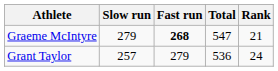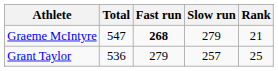columns swapped: (127, 15) <-> (222, 15)
(256, 56) 24 -> (256, 56) 25
